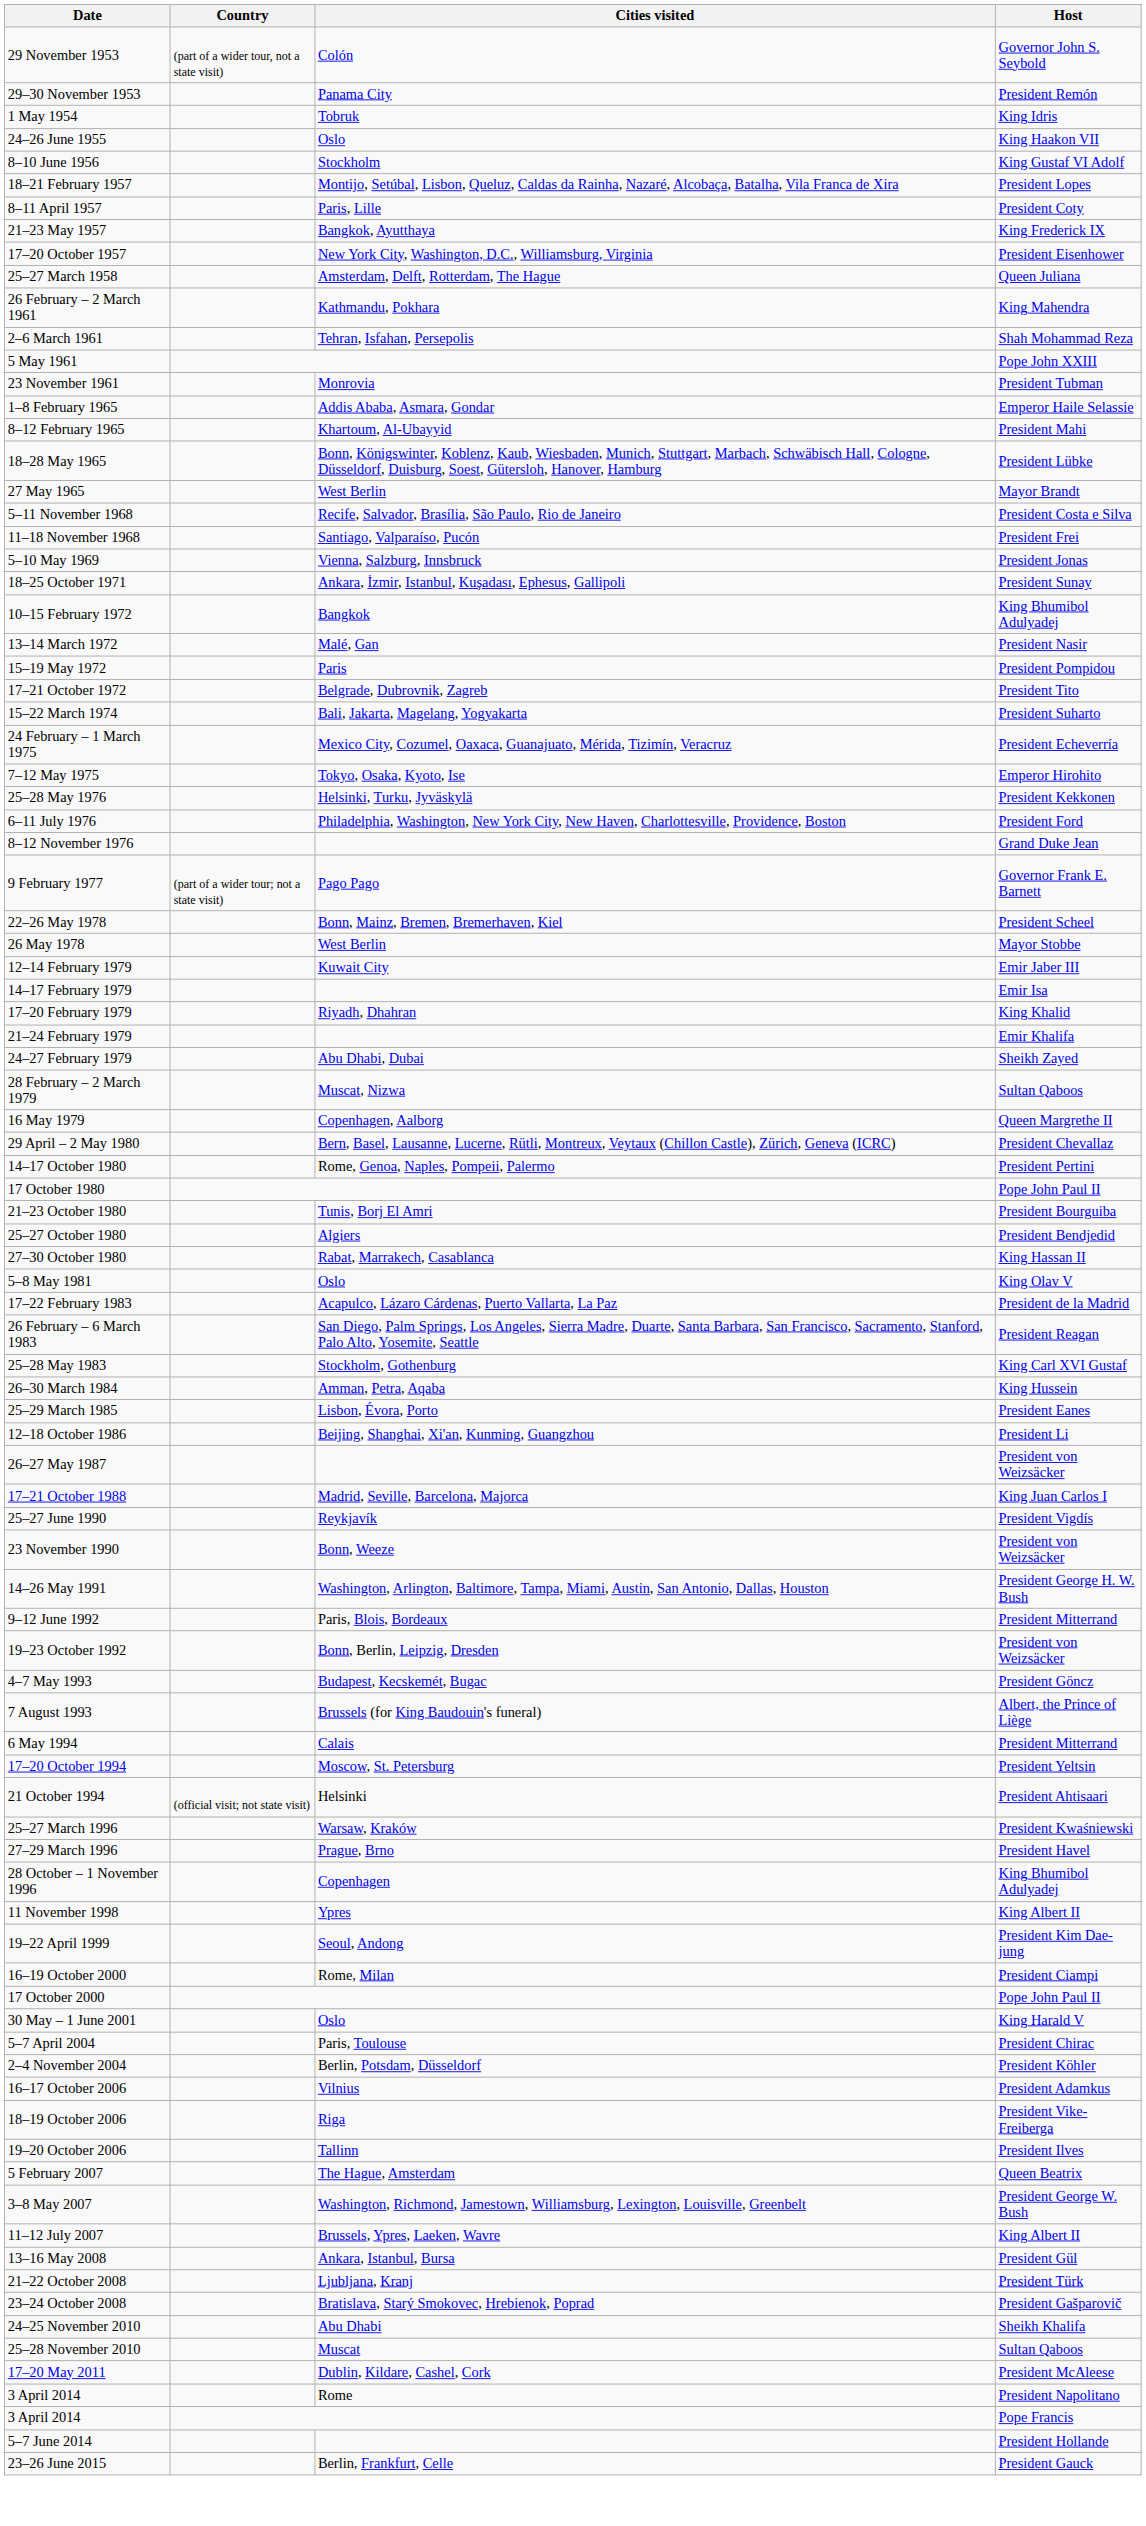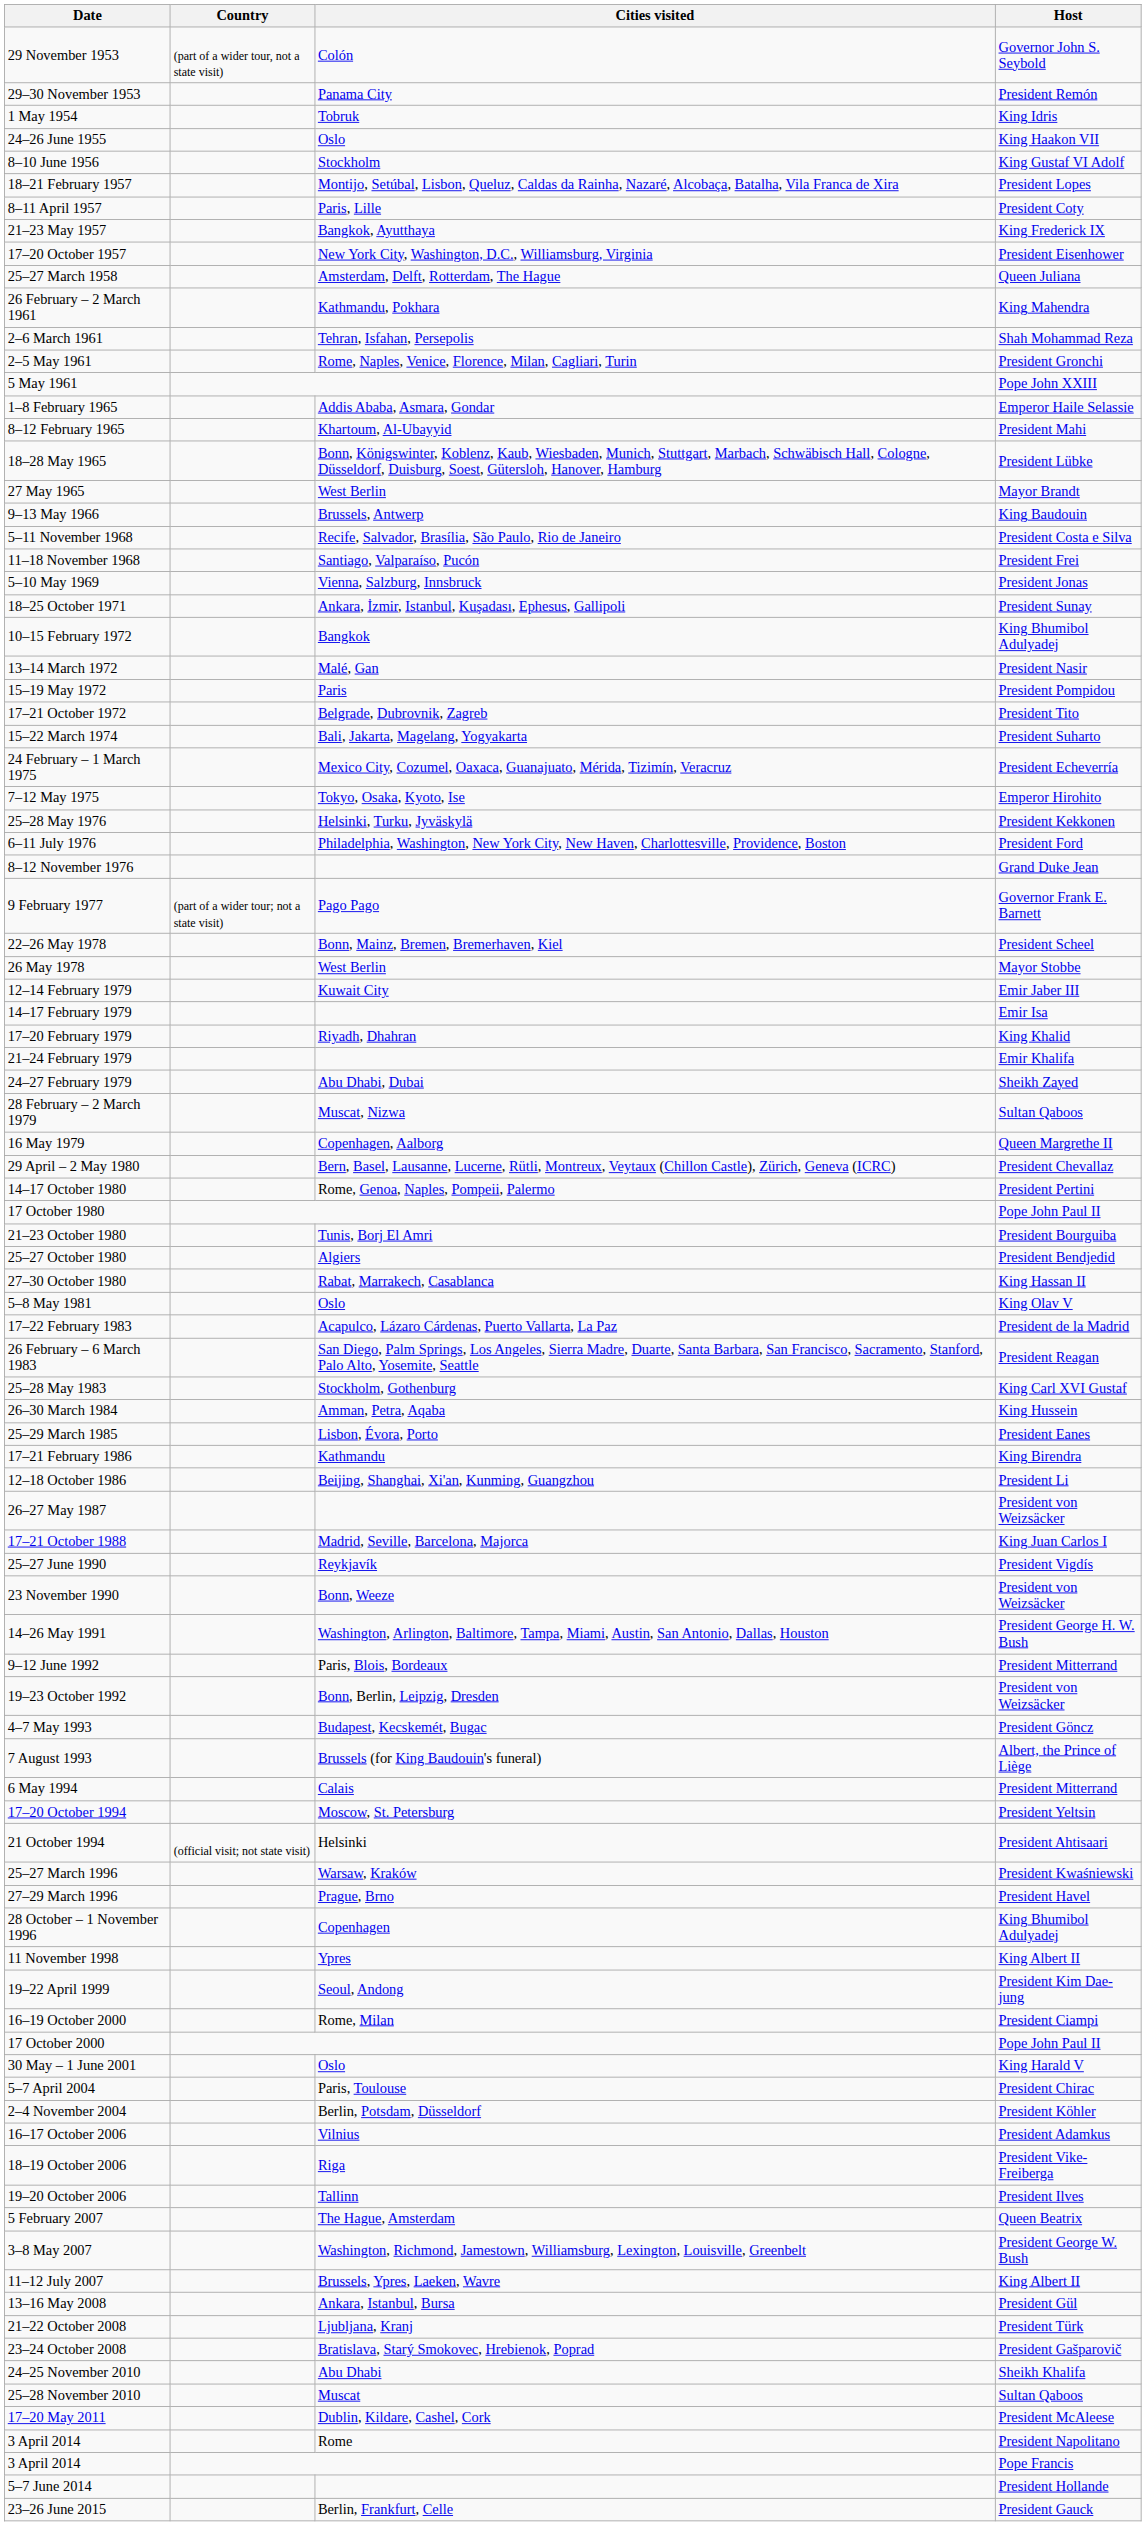+ row: (50, 361)
- row: (63, 384)
+ row: (53, 514)
+ row: (70, 1456)
